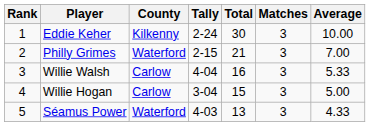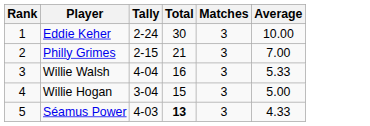- column: (159, 14)
(239, 111) normal -> (179, 111) bold
